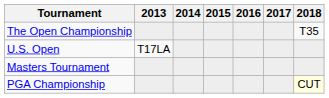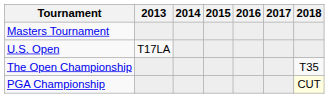rows swapped: (58, 67) <-> (69, 31)
